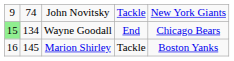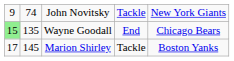(31, 30) 134 -> (31, 30) 135
(12, 47) 16 -> (12, 47) 17
